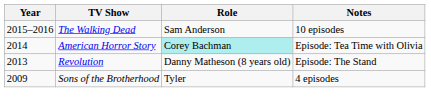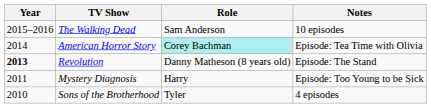(17, 62) normal -> (17, 62) bold
+ row: (97, 78)
(17, 78) 2009 -> (17, 95) 2010
